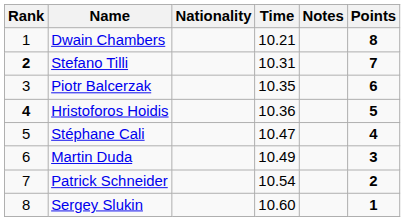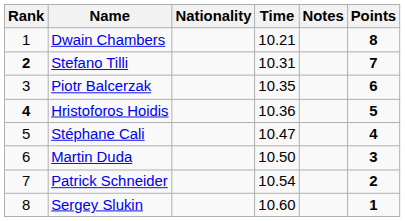(277, 157) 10.49 -> (277, 157) 10.50
